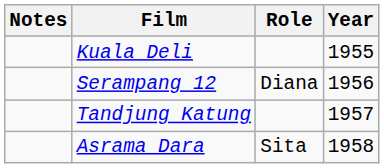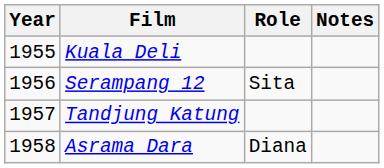columns swapped: (351, 21) <-> (38, 21)
(289, 84) Diana -> (272, 84) Sita
(284, 147) Sita -> (278, 147) Diana
